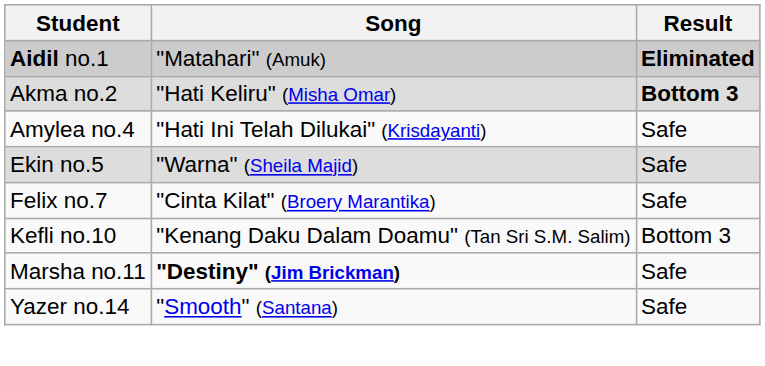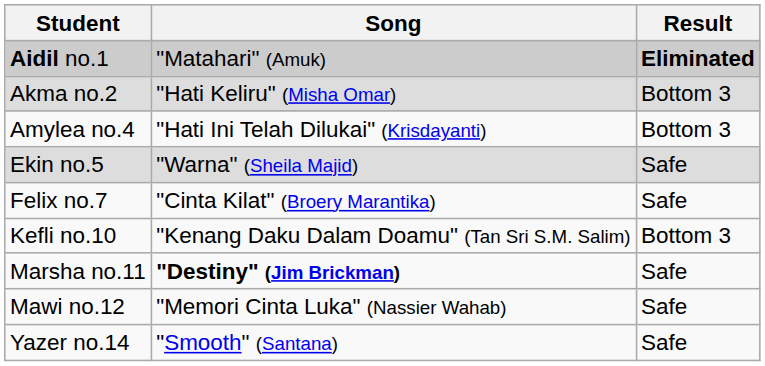(690, 94) bold -> (686, 94) normal
(664, 129) Safe -> (686, 129) Bottom 3
+ row: (67, 307)
